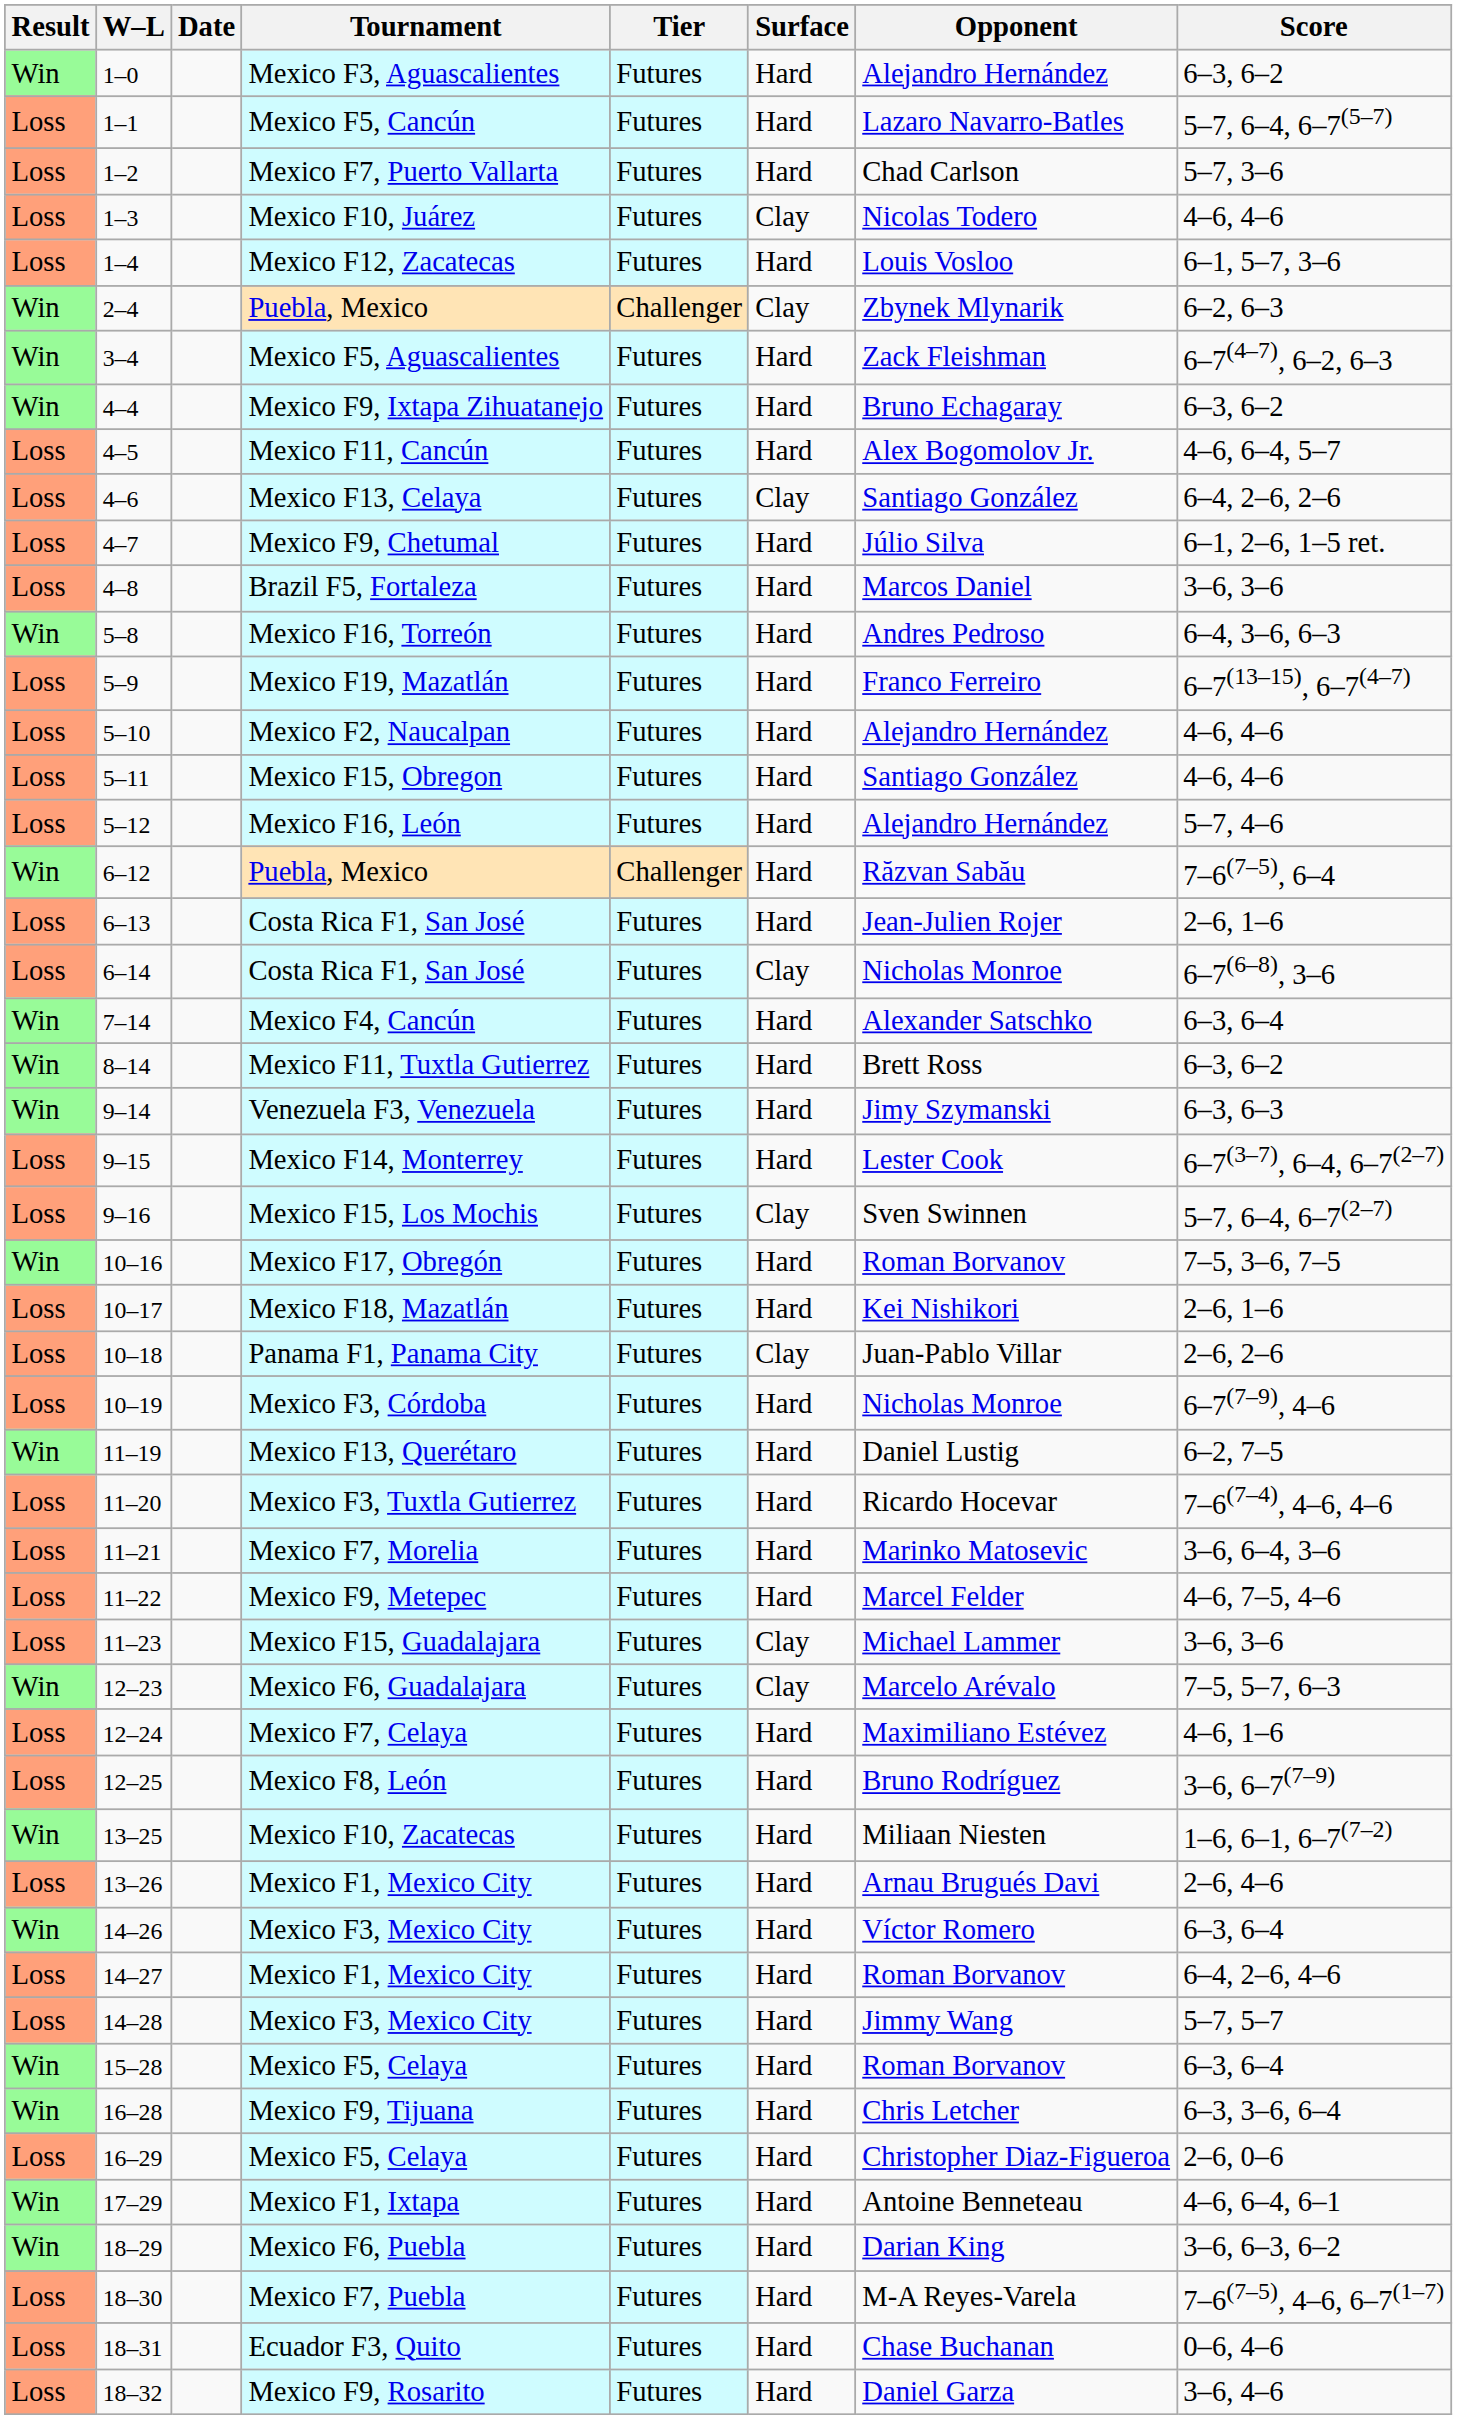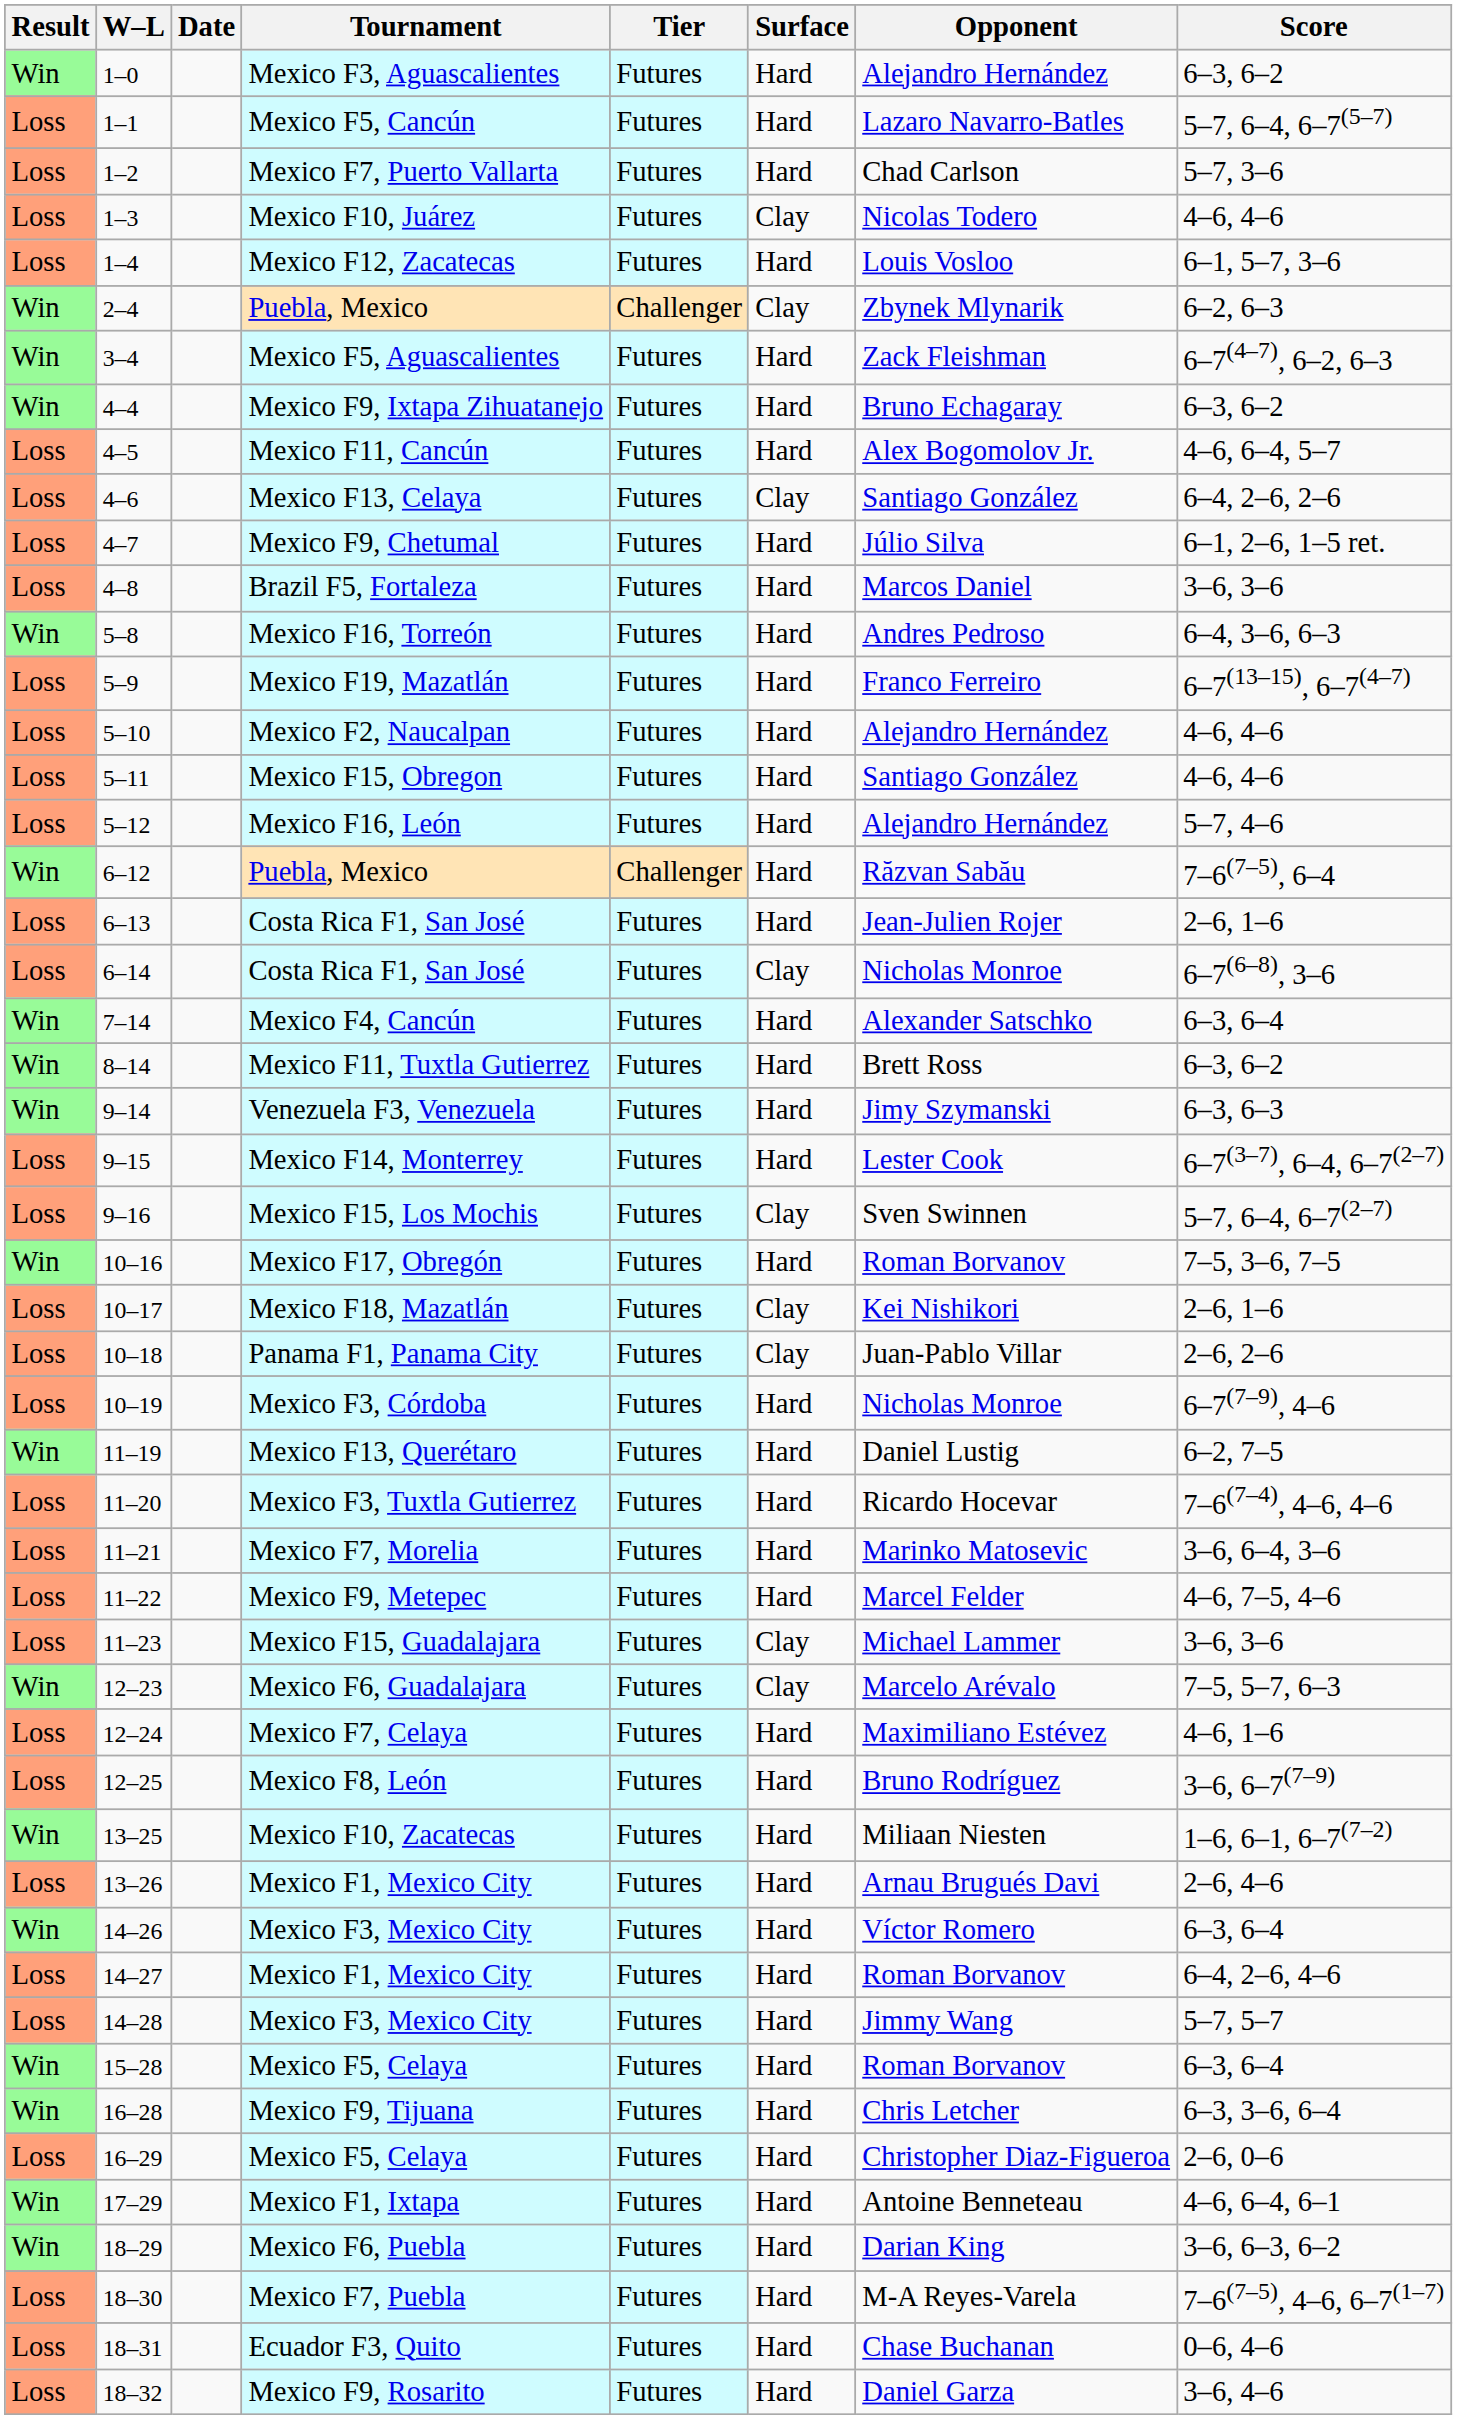(784, 1307) Hard -> (782, 1307) Clay
